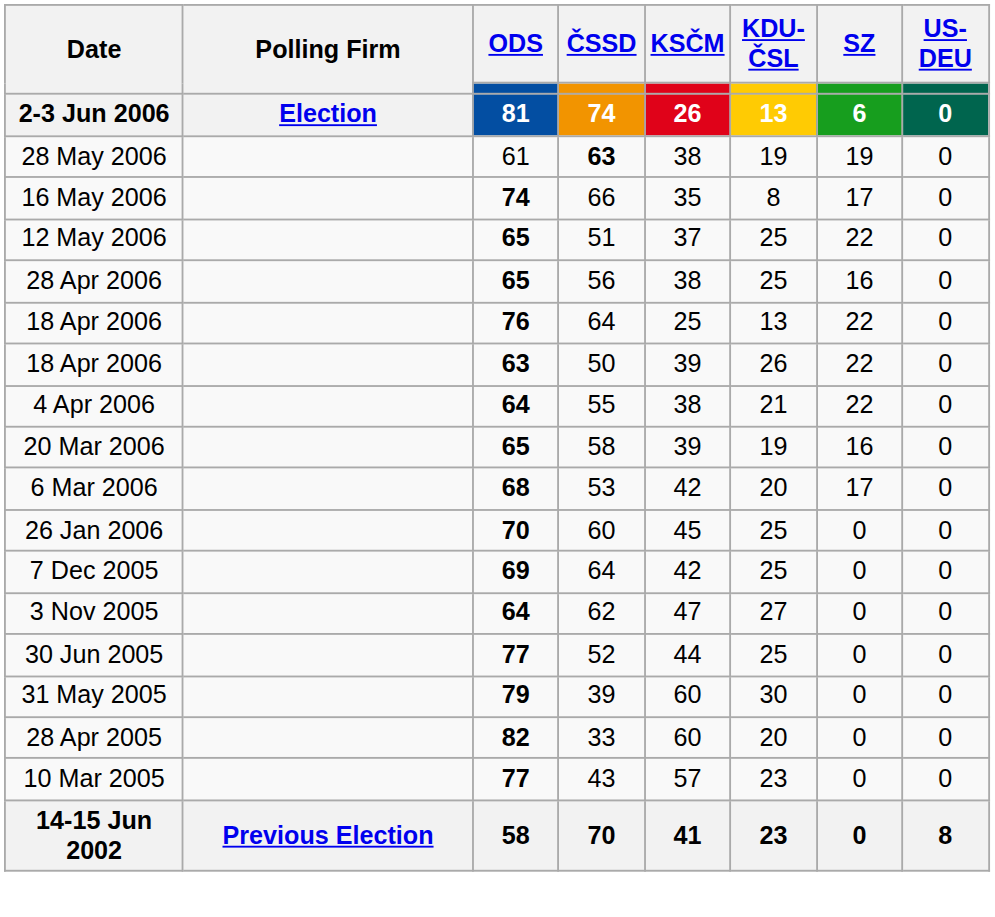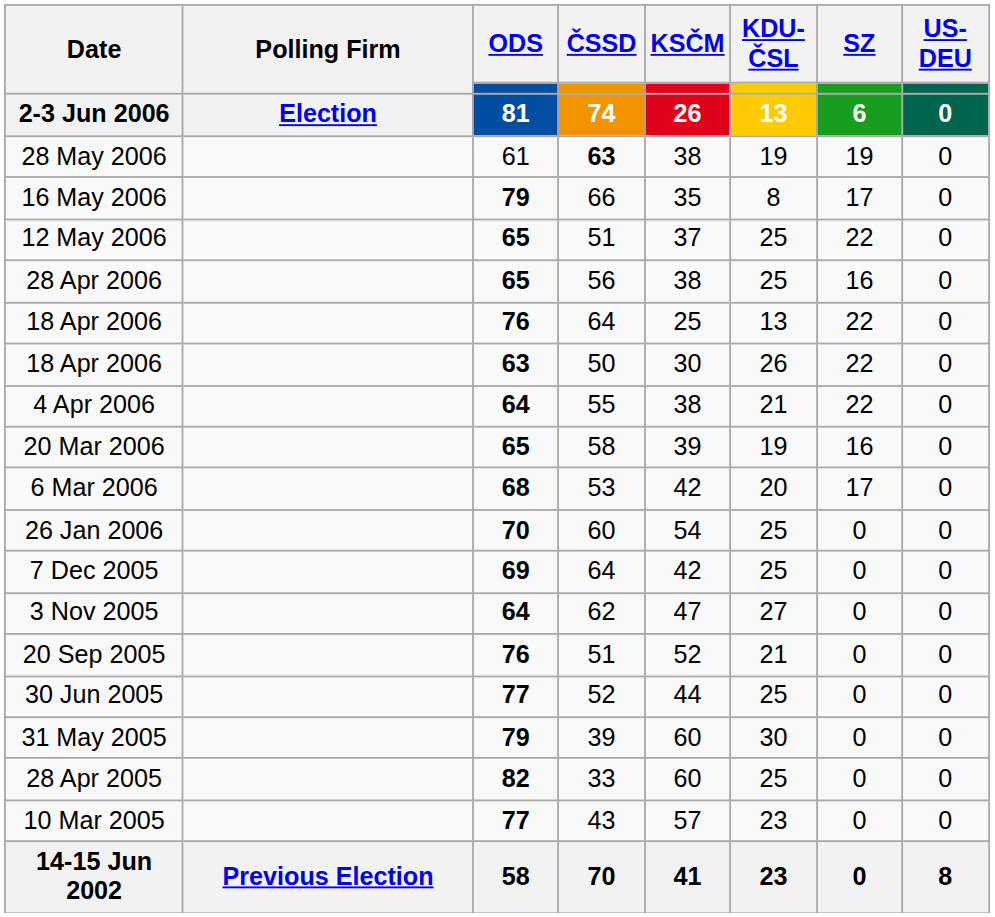(516, 197) 74 -> (516, 197) 79
(688, 363) 39 -> (688, 363) 30
(688, 529) 45 -> (688, 529) 54
+ row: (94, 654)
(773, 737) 20 -> (773, 778) 25
